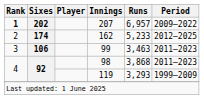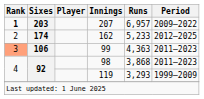(41, 24) 202 -> (41, 24) 203
(16, 50) no background -> (16, 50) lightsalmon background
(138, 50) 3,463 -> (138, 50) 4,363
